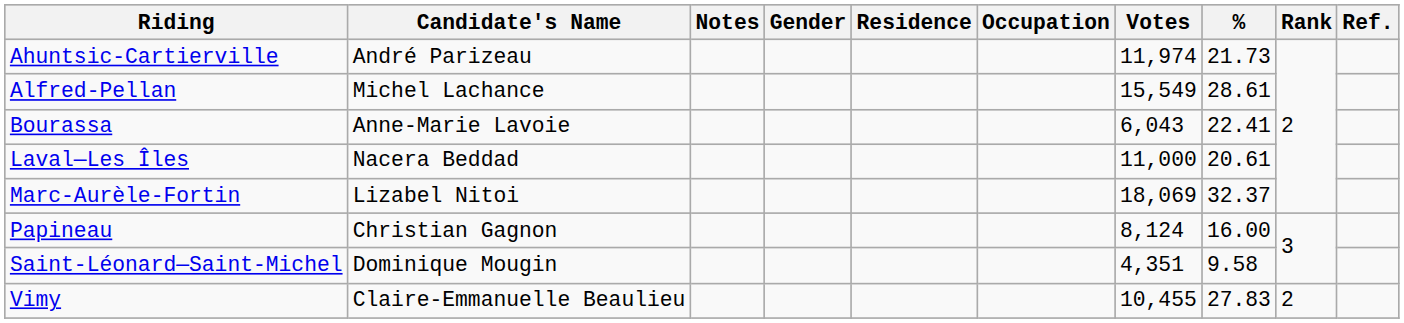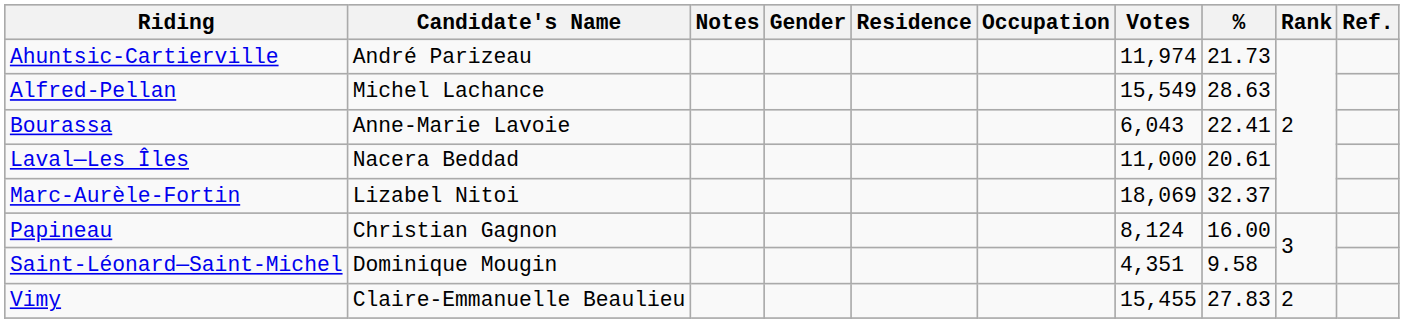(1239, 92) 28.61 -> (1239, 92) 28.63
(1158, 300) 10,455 -> (1158, 300) 15,455
